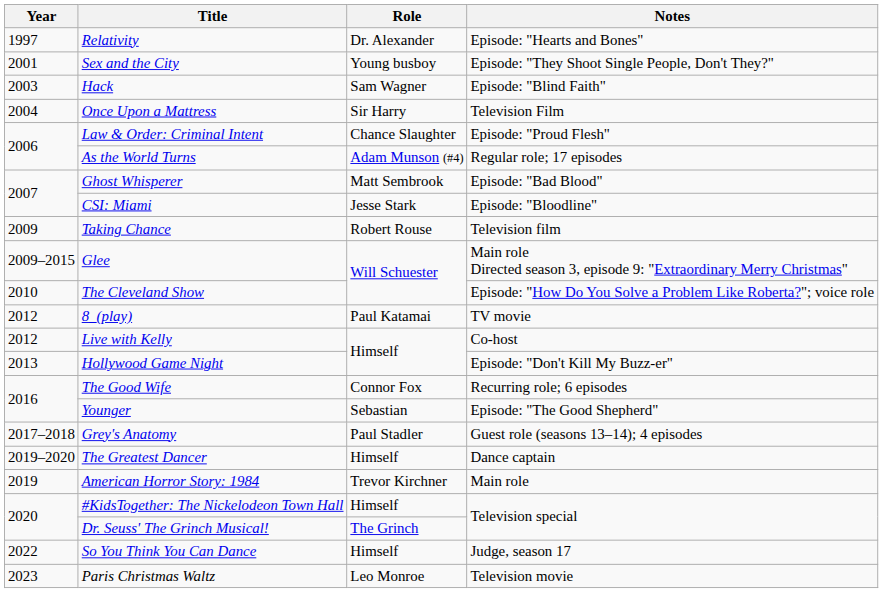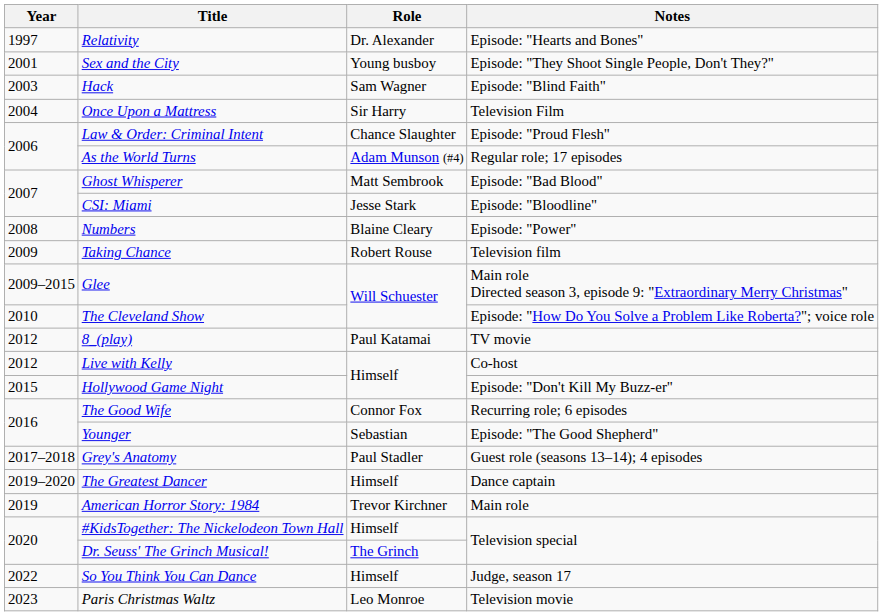+ row: (109, 228)
(23, 363) 2013 -> (23, 387) 2015
